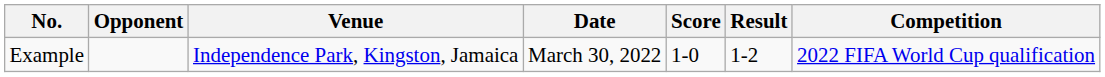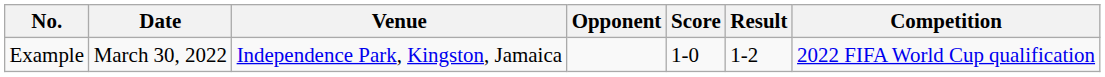columns swapped: (595, 21) <-> (139, 21)
